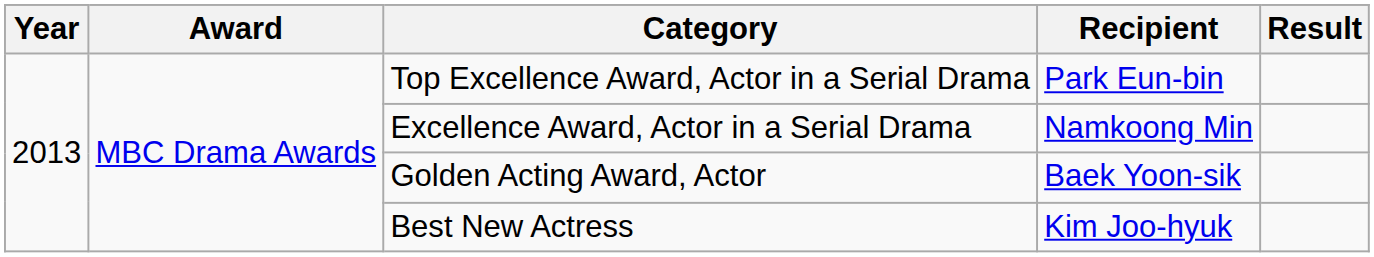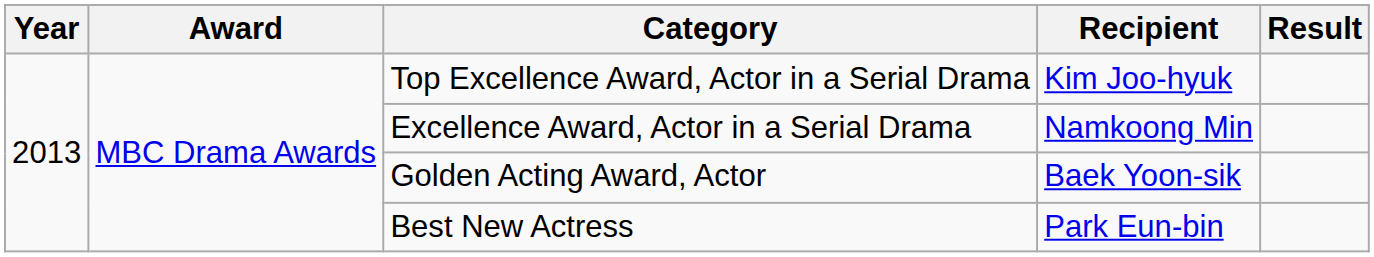(1134, 78) Park Eun-bin -> (1138, 78) Kim Joo-hyuk
(1138, 226) Kim Joo-hyuk -> (1134, 226) Park Eun-bin
